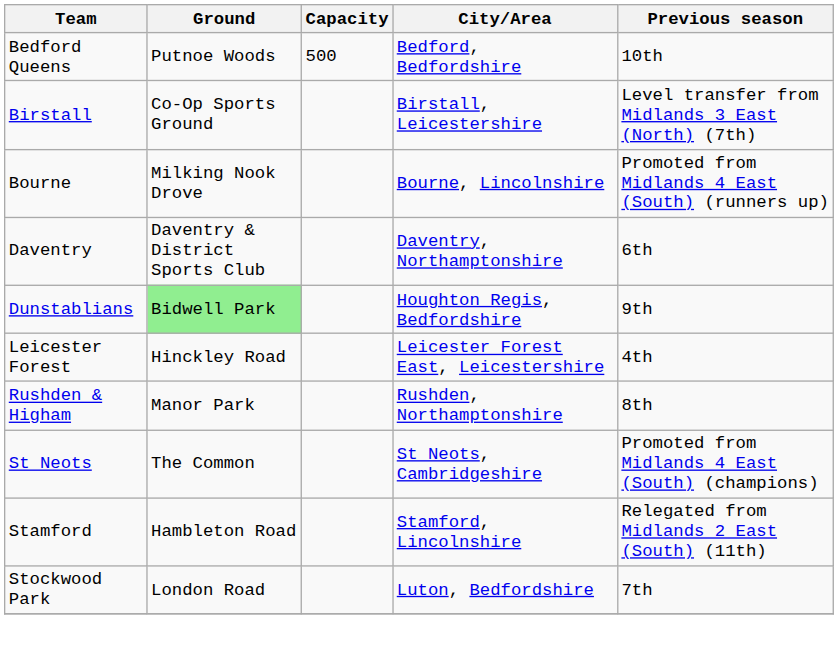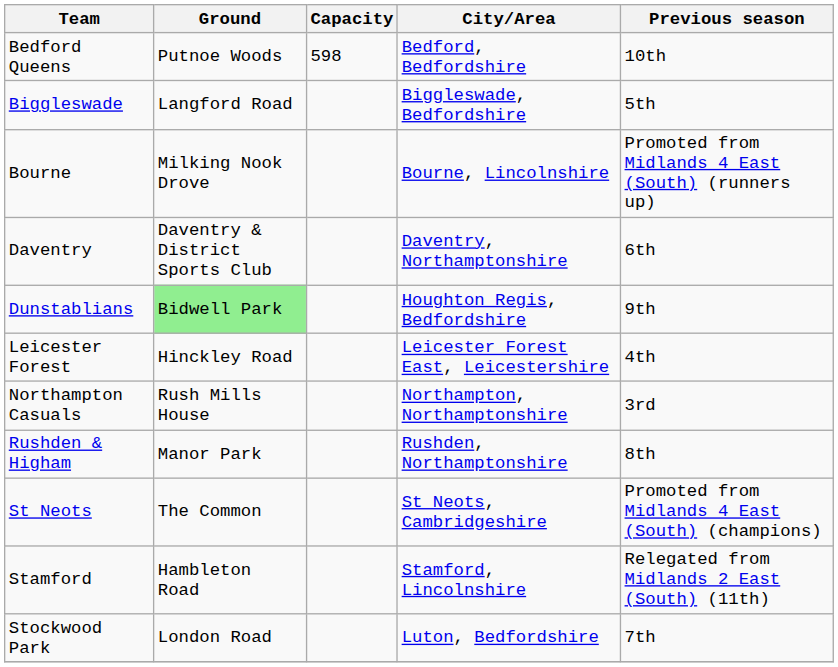(321, 57) 500 -> (326, 57) 598
+ row: (66, 105)
- row: (50, 115)
+ row: (66, 406)
